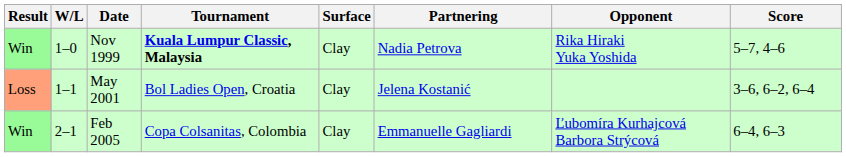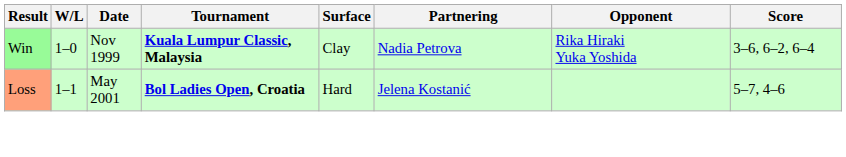(759, 48) 5–7, 4–6 -> (774, 48) 3–6, 6–2, 6–4
(220, 89) normal -> (225, 89) bold
(336, 89) Clay -> (337, 89) Hard
(774, 89) 3–6, 6–2, 6–4 -> (759, 89) 5–7, 4–6
- row: (105, 130)
